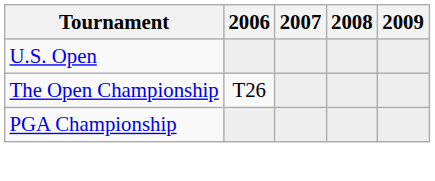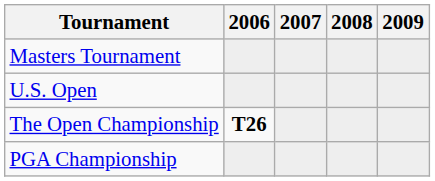+ row: (95, 56)
(249, 90) normal -> (249, 124) bold
